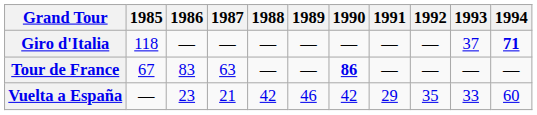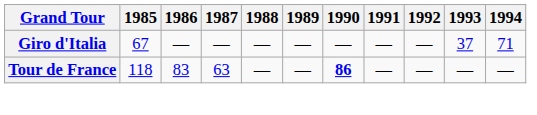(146, 43) 118 -> (140, 43) 67
(511, 43) bold -> (505, 43) normal
(146, 69) 67 -> (140, 69) 118
- row: (65, 95)
